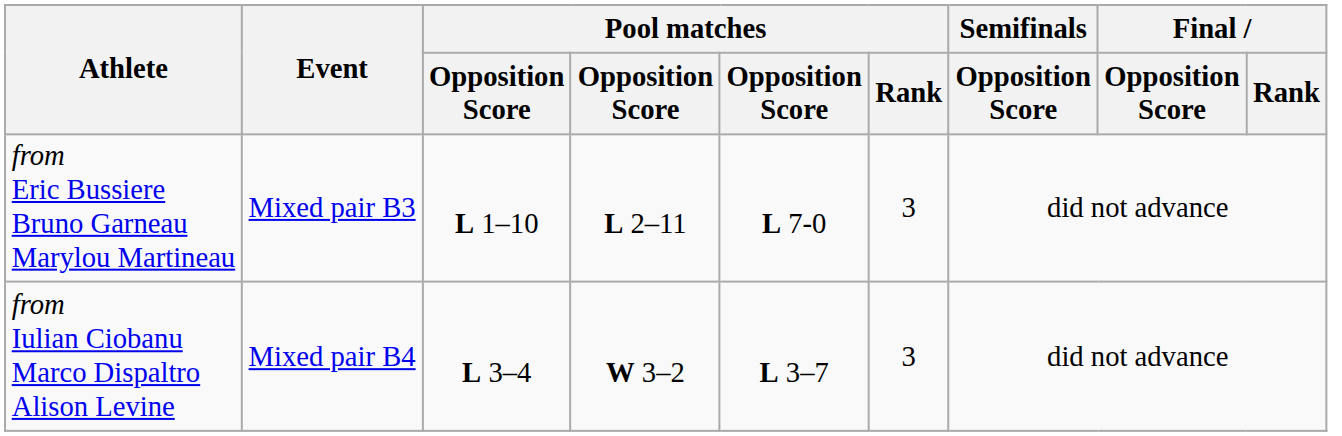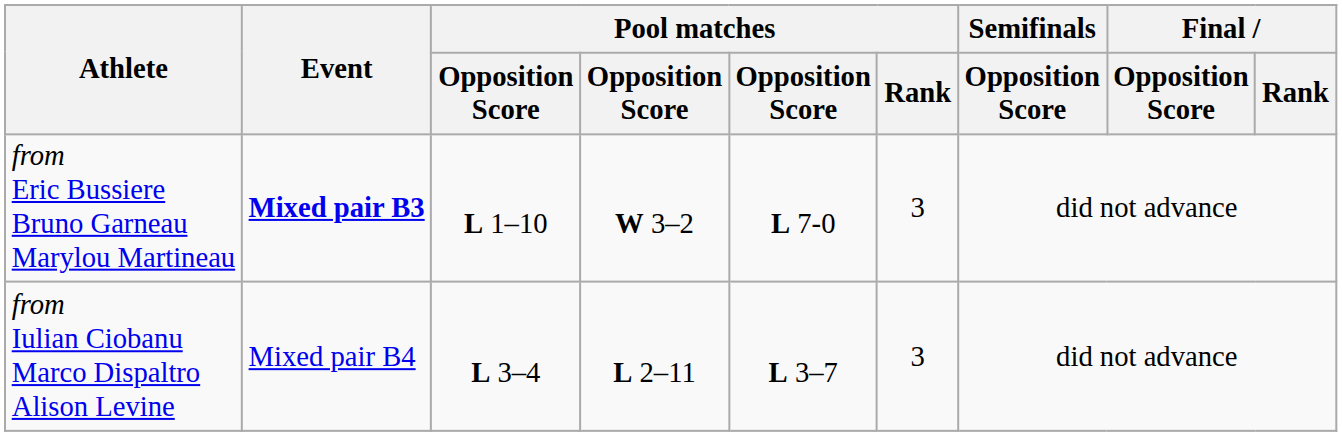(332, 207) normal -> (337, 207) bold
(645, 224) L 2–11 -> (654, 224) W 3–2
(645, 373) W 3–2 -> (654, 373) L 2–11
